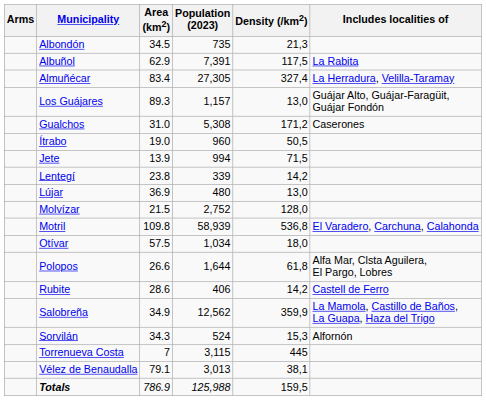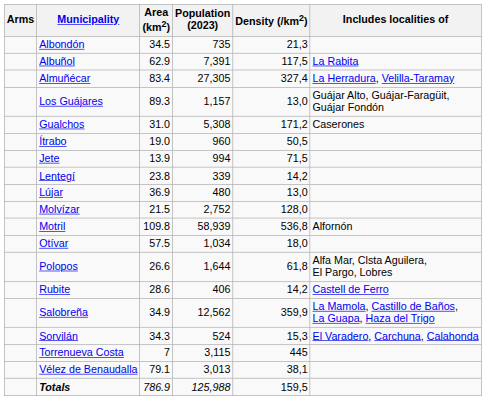(396, 227) El Varadero, Carchuna, Calahonda -> (332, 227) Alfornón
(332, 336) Alfornón -> (396, 336) El Varadero, Carchuna, Calahonda
